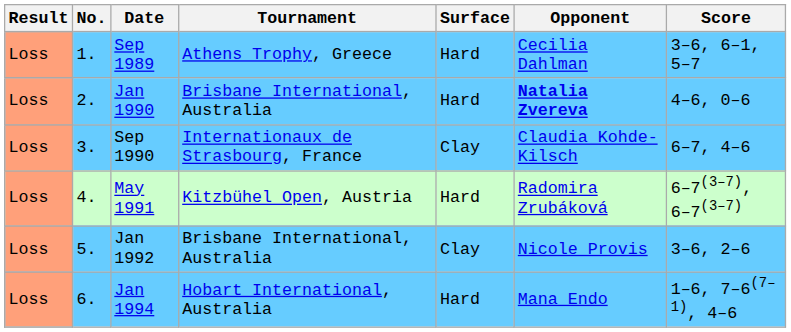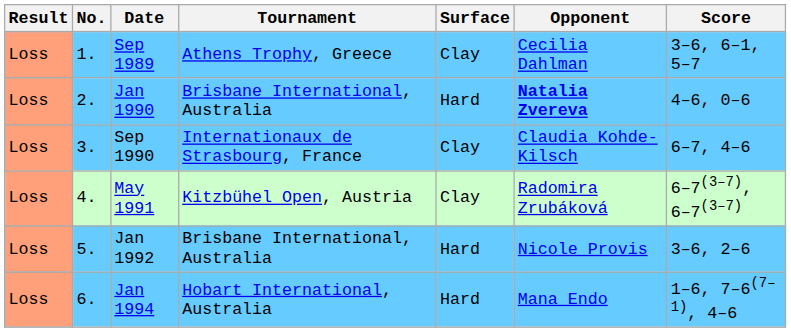(460, 55) Hard -> (460, 55) Clay
(460, 198) Hard -> (460, 198) Clay
(460, 249) Clay -> (460, 249) Hard
